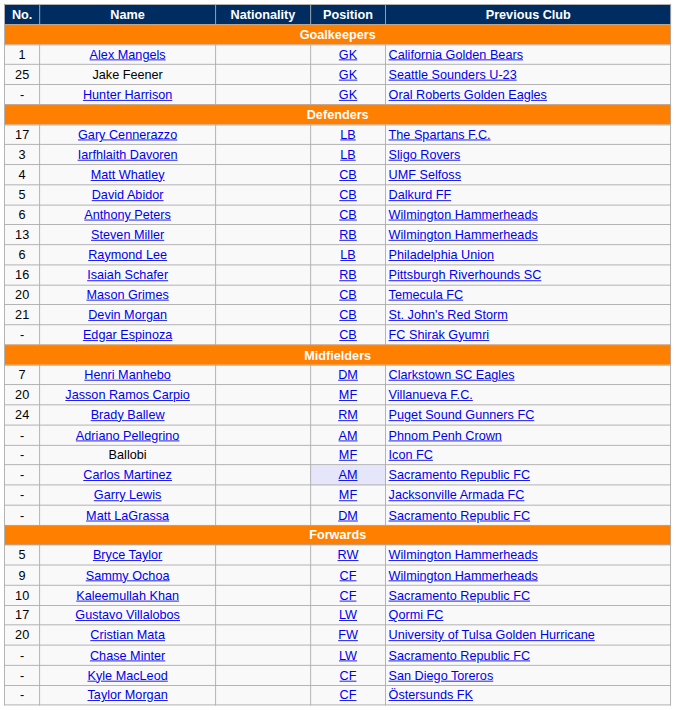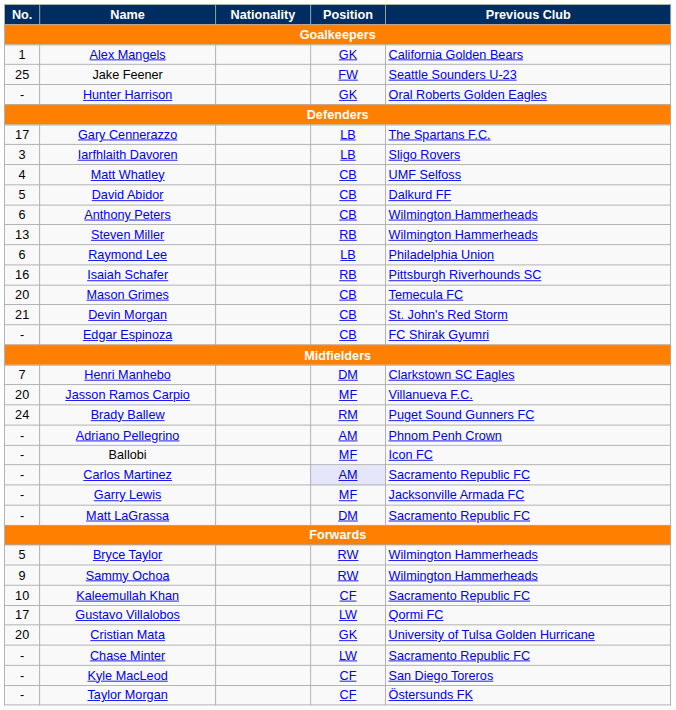(348, 75) GK -> (348, 75) FW
(348, 575) CF -> (348, 575) RW
(348, 635) FW -> (348, 635) GK
